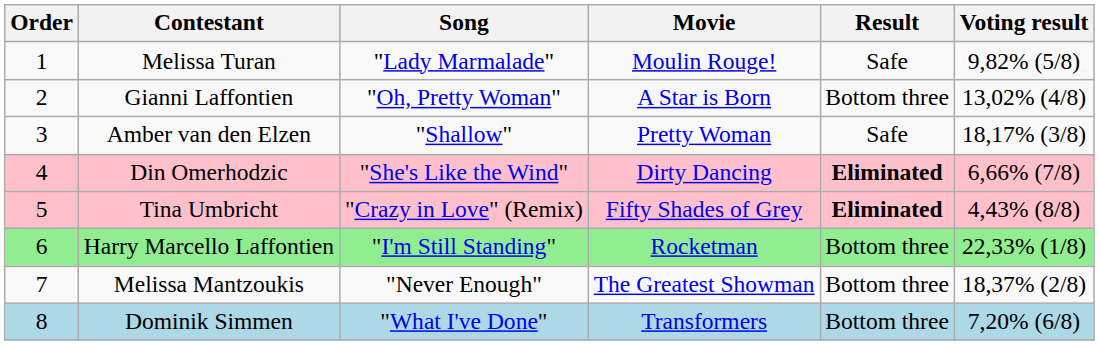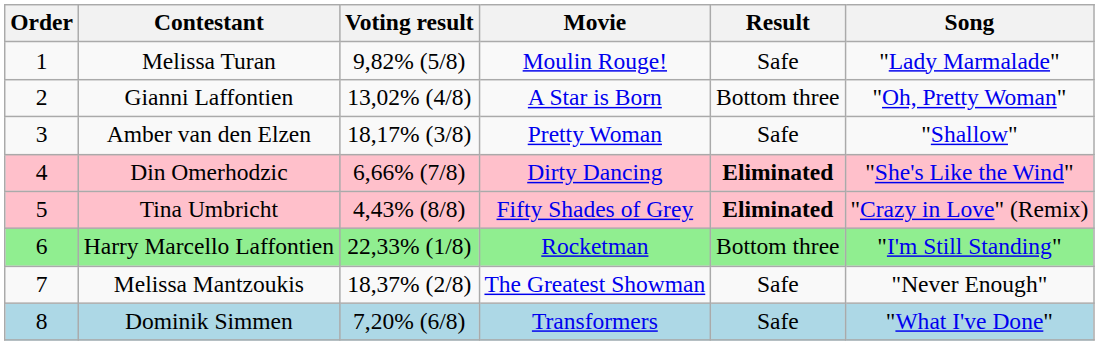columns swapped: (464, 23) <-> (1024, 23)
(887, 284) Bottom three -> (778, 284) Safe
(887, 321) Bottom three -> (778, 321) Safe
